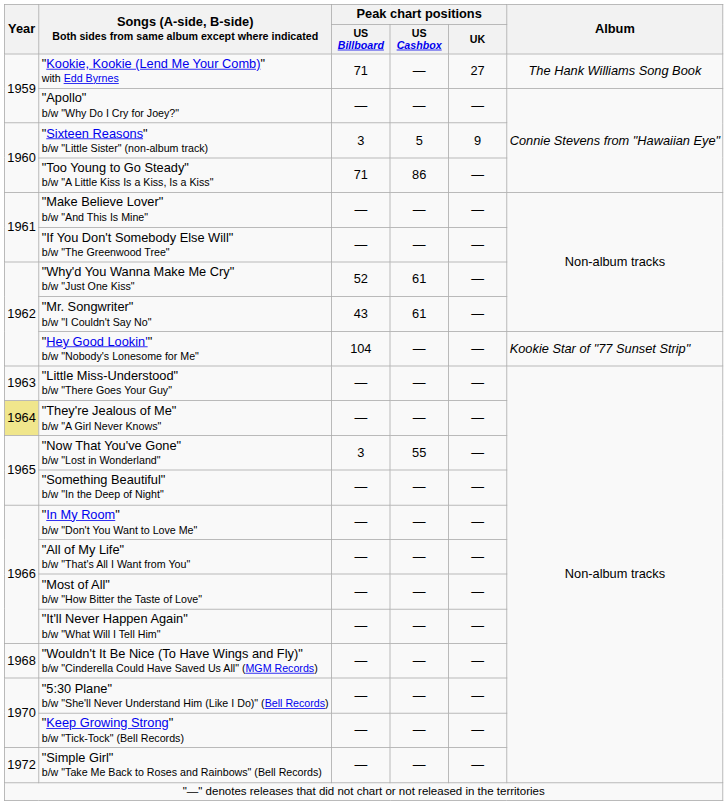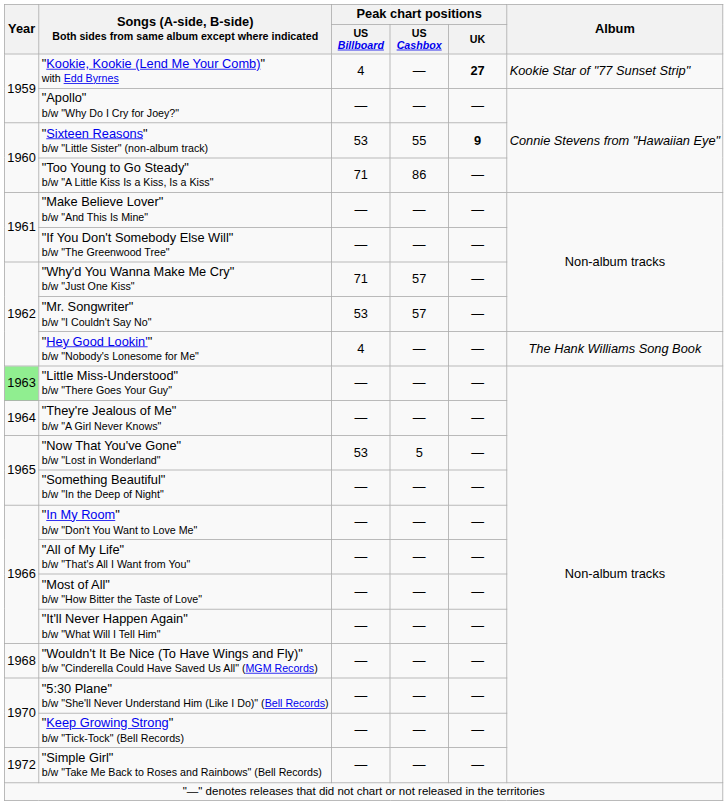(361, 71) 71 -> (361, 71) 4
(478, 71) normal -> (478, 71) bold
(615, 71) The Hank Williams Song Book -> (600, 71) Kookie Star of "77 Sunset Strip"
(361, 140) 3 -> (361, 140) 53
(419, 140) 5 -> (419, 140) 55
(478, 140) normal -> (478, 140) bold
(361, 279) 52 -> (361, 279) 71
(419, 279) 61 -> (419, 279) 57
(361, 314) 43 -> (361, 314) 53
(419, 314) 61 -> (419, 314) 57
(361, 348) 104 -> (361, 348) 4
(600, 348) Kookie Star of "77 Sunset Strip" -> (615, 348) The Hank Williams Song Book
(22, 383) no background -> (22, 383) lightgreen background
(22, 418) khaki background -> (22, 418) no background
(361, 452) 3 -> (361, 452) 53
(419, 452) 55 -> (419, 452) 5
